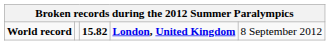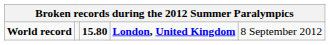(95, 31) 15.82 -> (95, 31) 15.80
